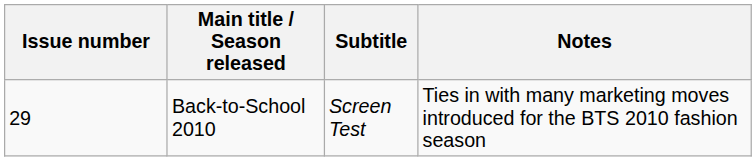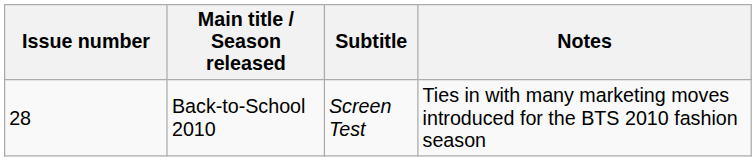(20, 117) 29 -> (20, 117) 28
